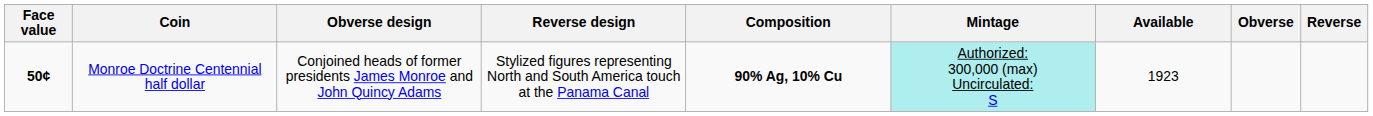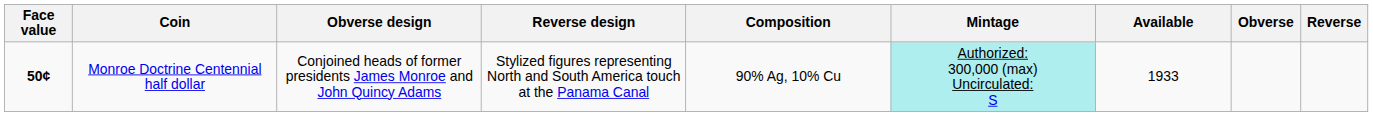(788, 76) bold -> (788, 76) normal
(1163, 76) 1923 -> (1163, 76) 1933
